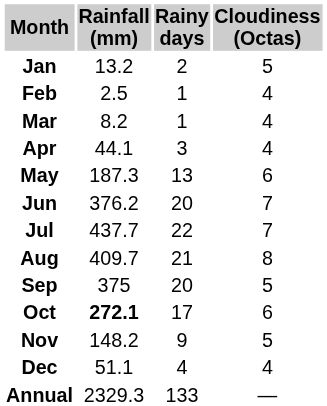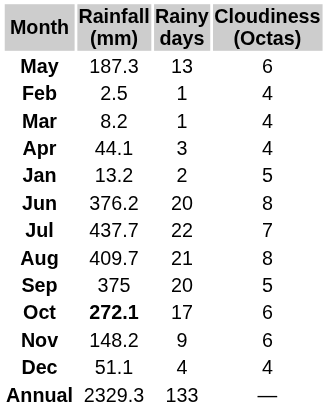rows swapped: (40, 66) <-> (40, 175)
(267, 203) 7 -> (267, 203) 8
(267, 340) 5 -> (267, 340) 6
